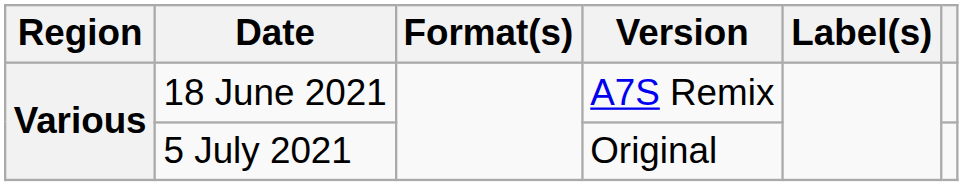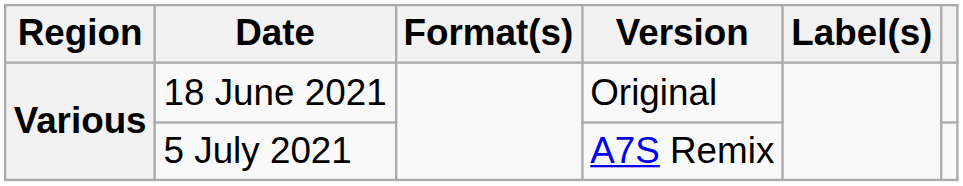(682, 92) A7S Remix -> (654, 92) Original
(654, 150) Original -> (682, 150) A7S Remix
